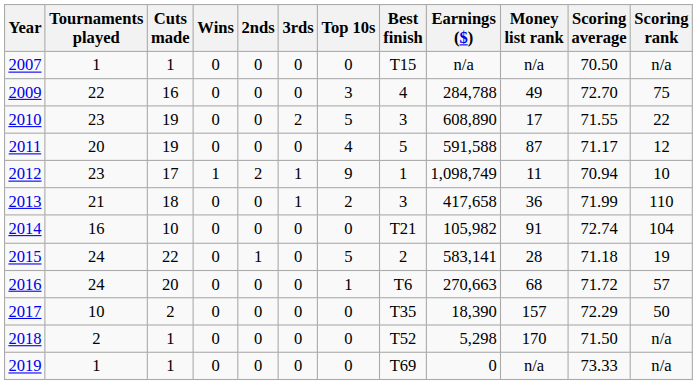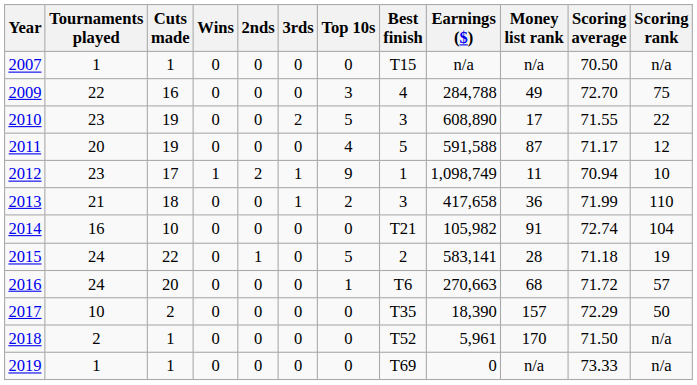(478, 338) 5,298 -> (478, 338) 5,961
